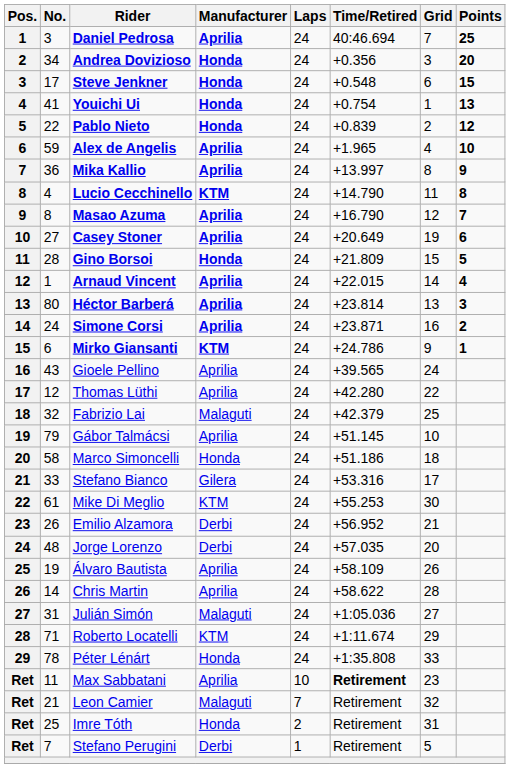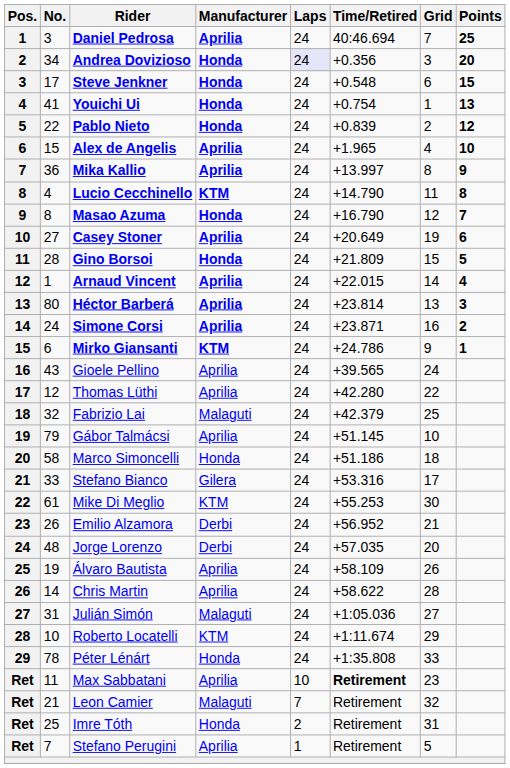(302, 60) no background -> (302, 60) lavender background
(51, 149) 59 -> (51, 149) 15
(221, 215) Aprilia -> (221, 215) Honda
(51, 636) 71 -> (51, 636) 10
(215, 746) Derbi -> (218, 746) Aprilia
